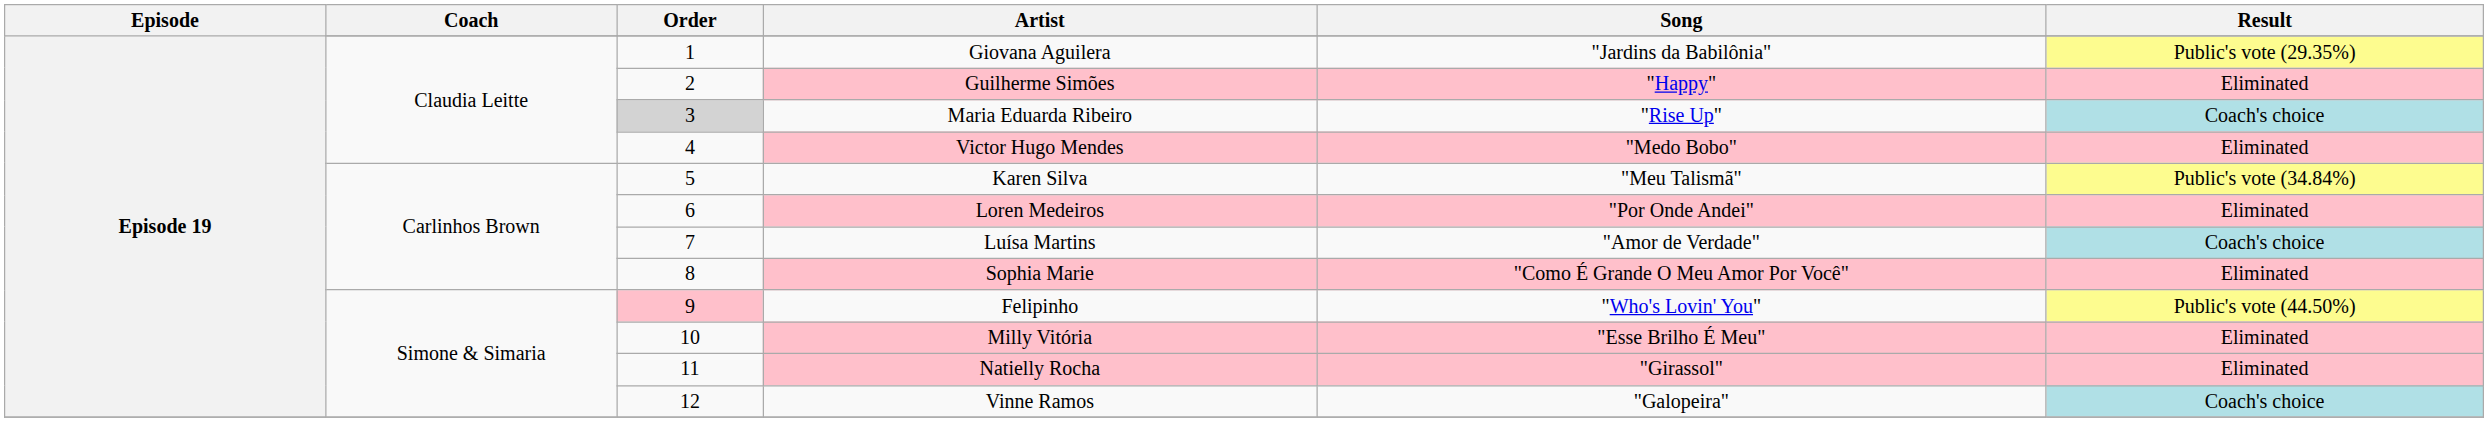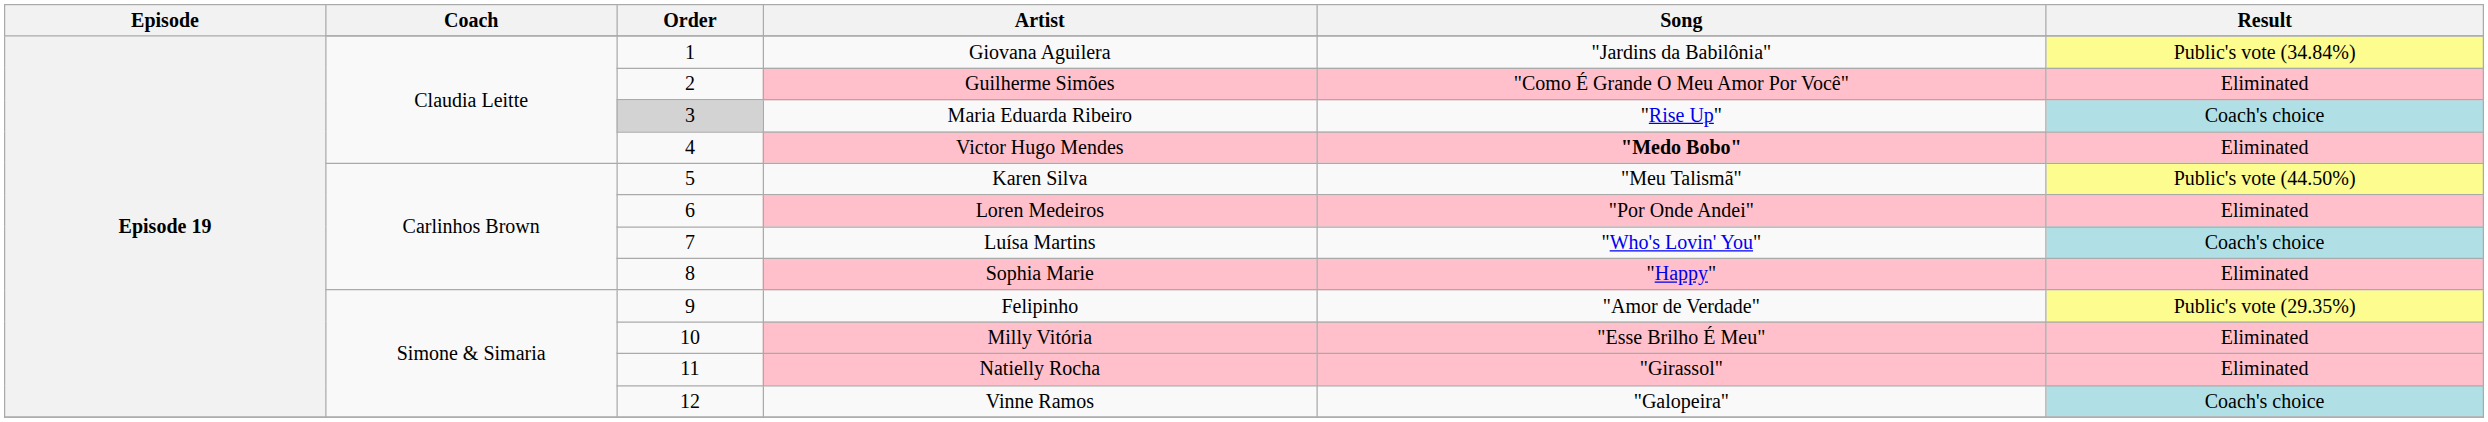(2265, 52) Public's vote (29.35%) -> (2265, 52) Public's vote (34.84%)
(1681, 83) "Happy" -> (1681, 83) "Como É Grande O Meu Amor Por Você"
(1681, 147) normal -> (1681, 147) bold
(2265, 178) Public's vote (34.84%) -> (2265, 178) Public's vote (44.50%)
(1681, 242) "Amor de Verdade" -> (1681, 242) "Who's Lovin' You"
(1681, 274) "Como É Grande O Meu Amor Por Você" -> (1681, 274) "Happy"
(690, 305) pink background -> (690, 305) no background
(1681, 305) "Who's Lovin' You" -> (1681, 305) "Amor de Verdade"
(2265, 305) Public's vote (44.50%) -> (2265, 305) Public's vote (29.35%)
